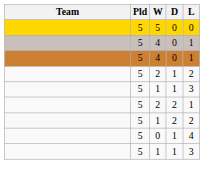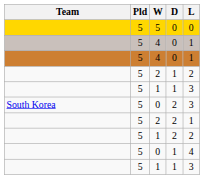+ row: (158, 105)
